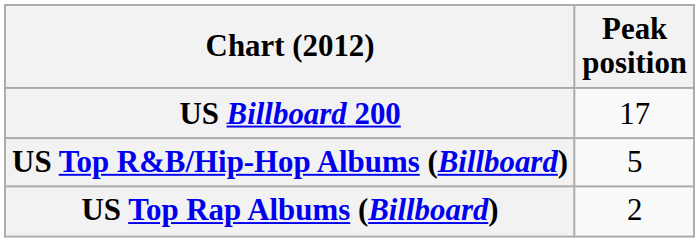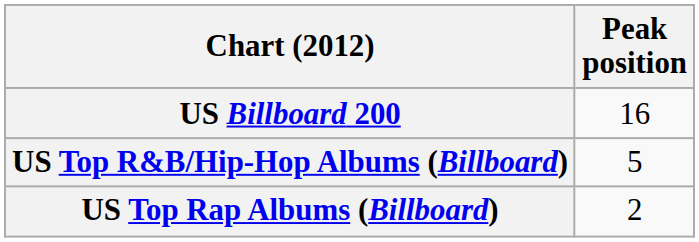(635, 112) 17 -> (635, 112) 16
